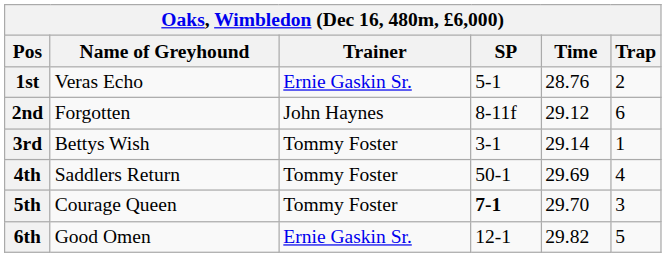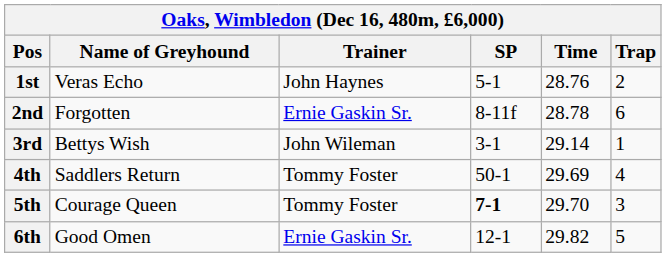(348, 81) Ernie Gaskin Sr. -> (333, 81) John Haynes
(333, 112) John Haynes -> (348, 112) Ernie Gaskin Sr.
(567, 112) 29.12 -> (567, 112) 28.78
(340, 143) Tommy Foster -> (339, 143) John Wileman
